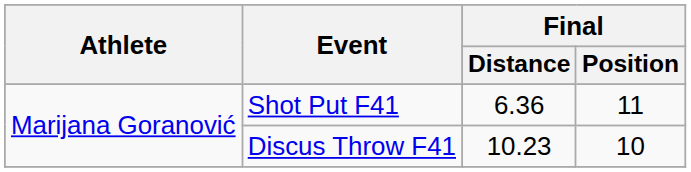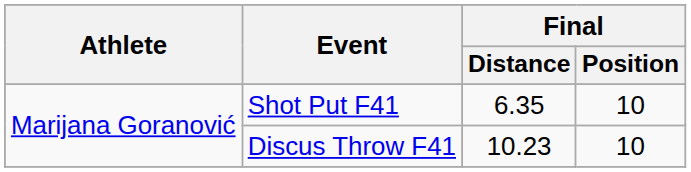(519, 105) 6.36 -> (519, 105) 6.35
(630, 105) 11 -> (630, 105) 10
